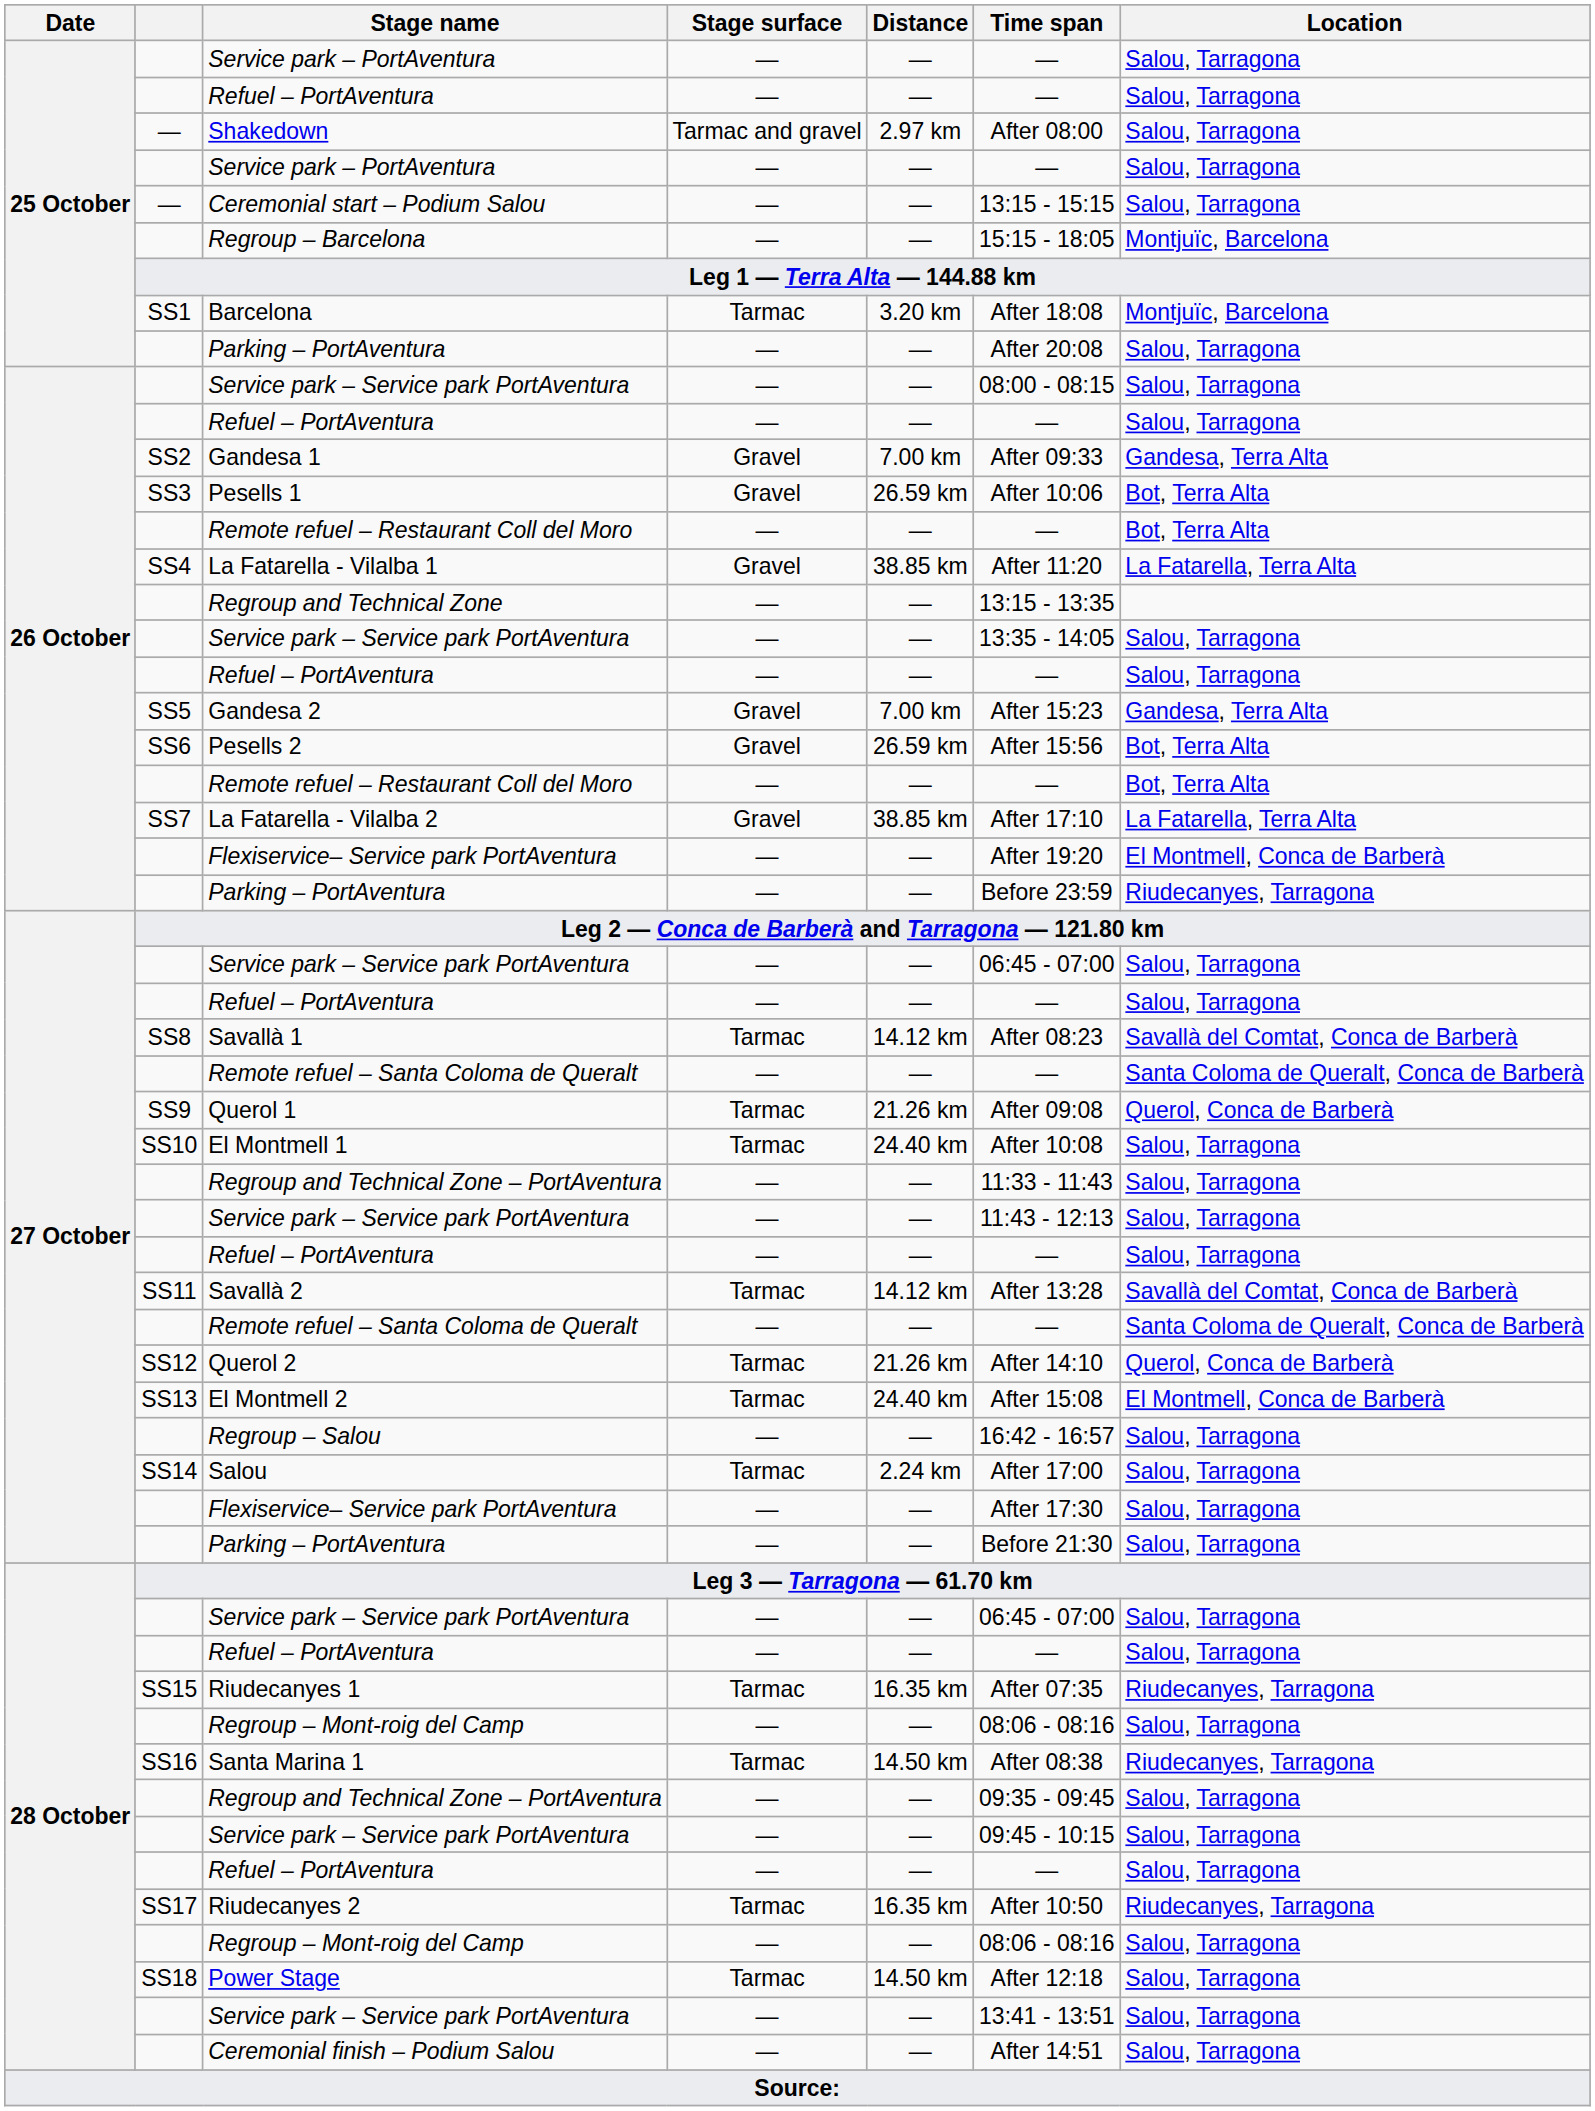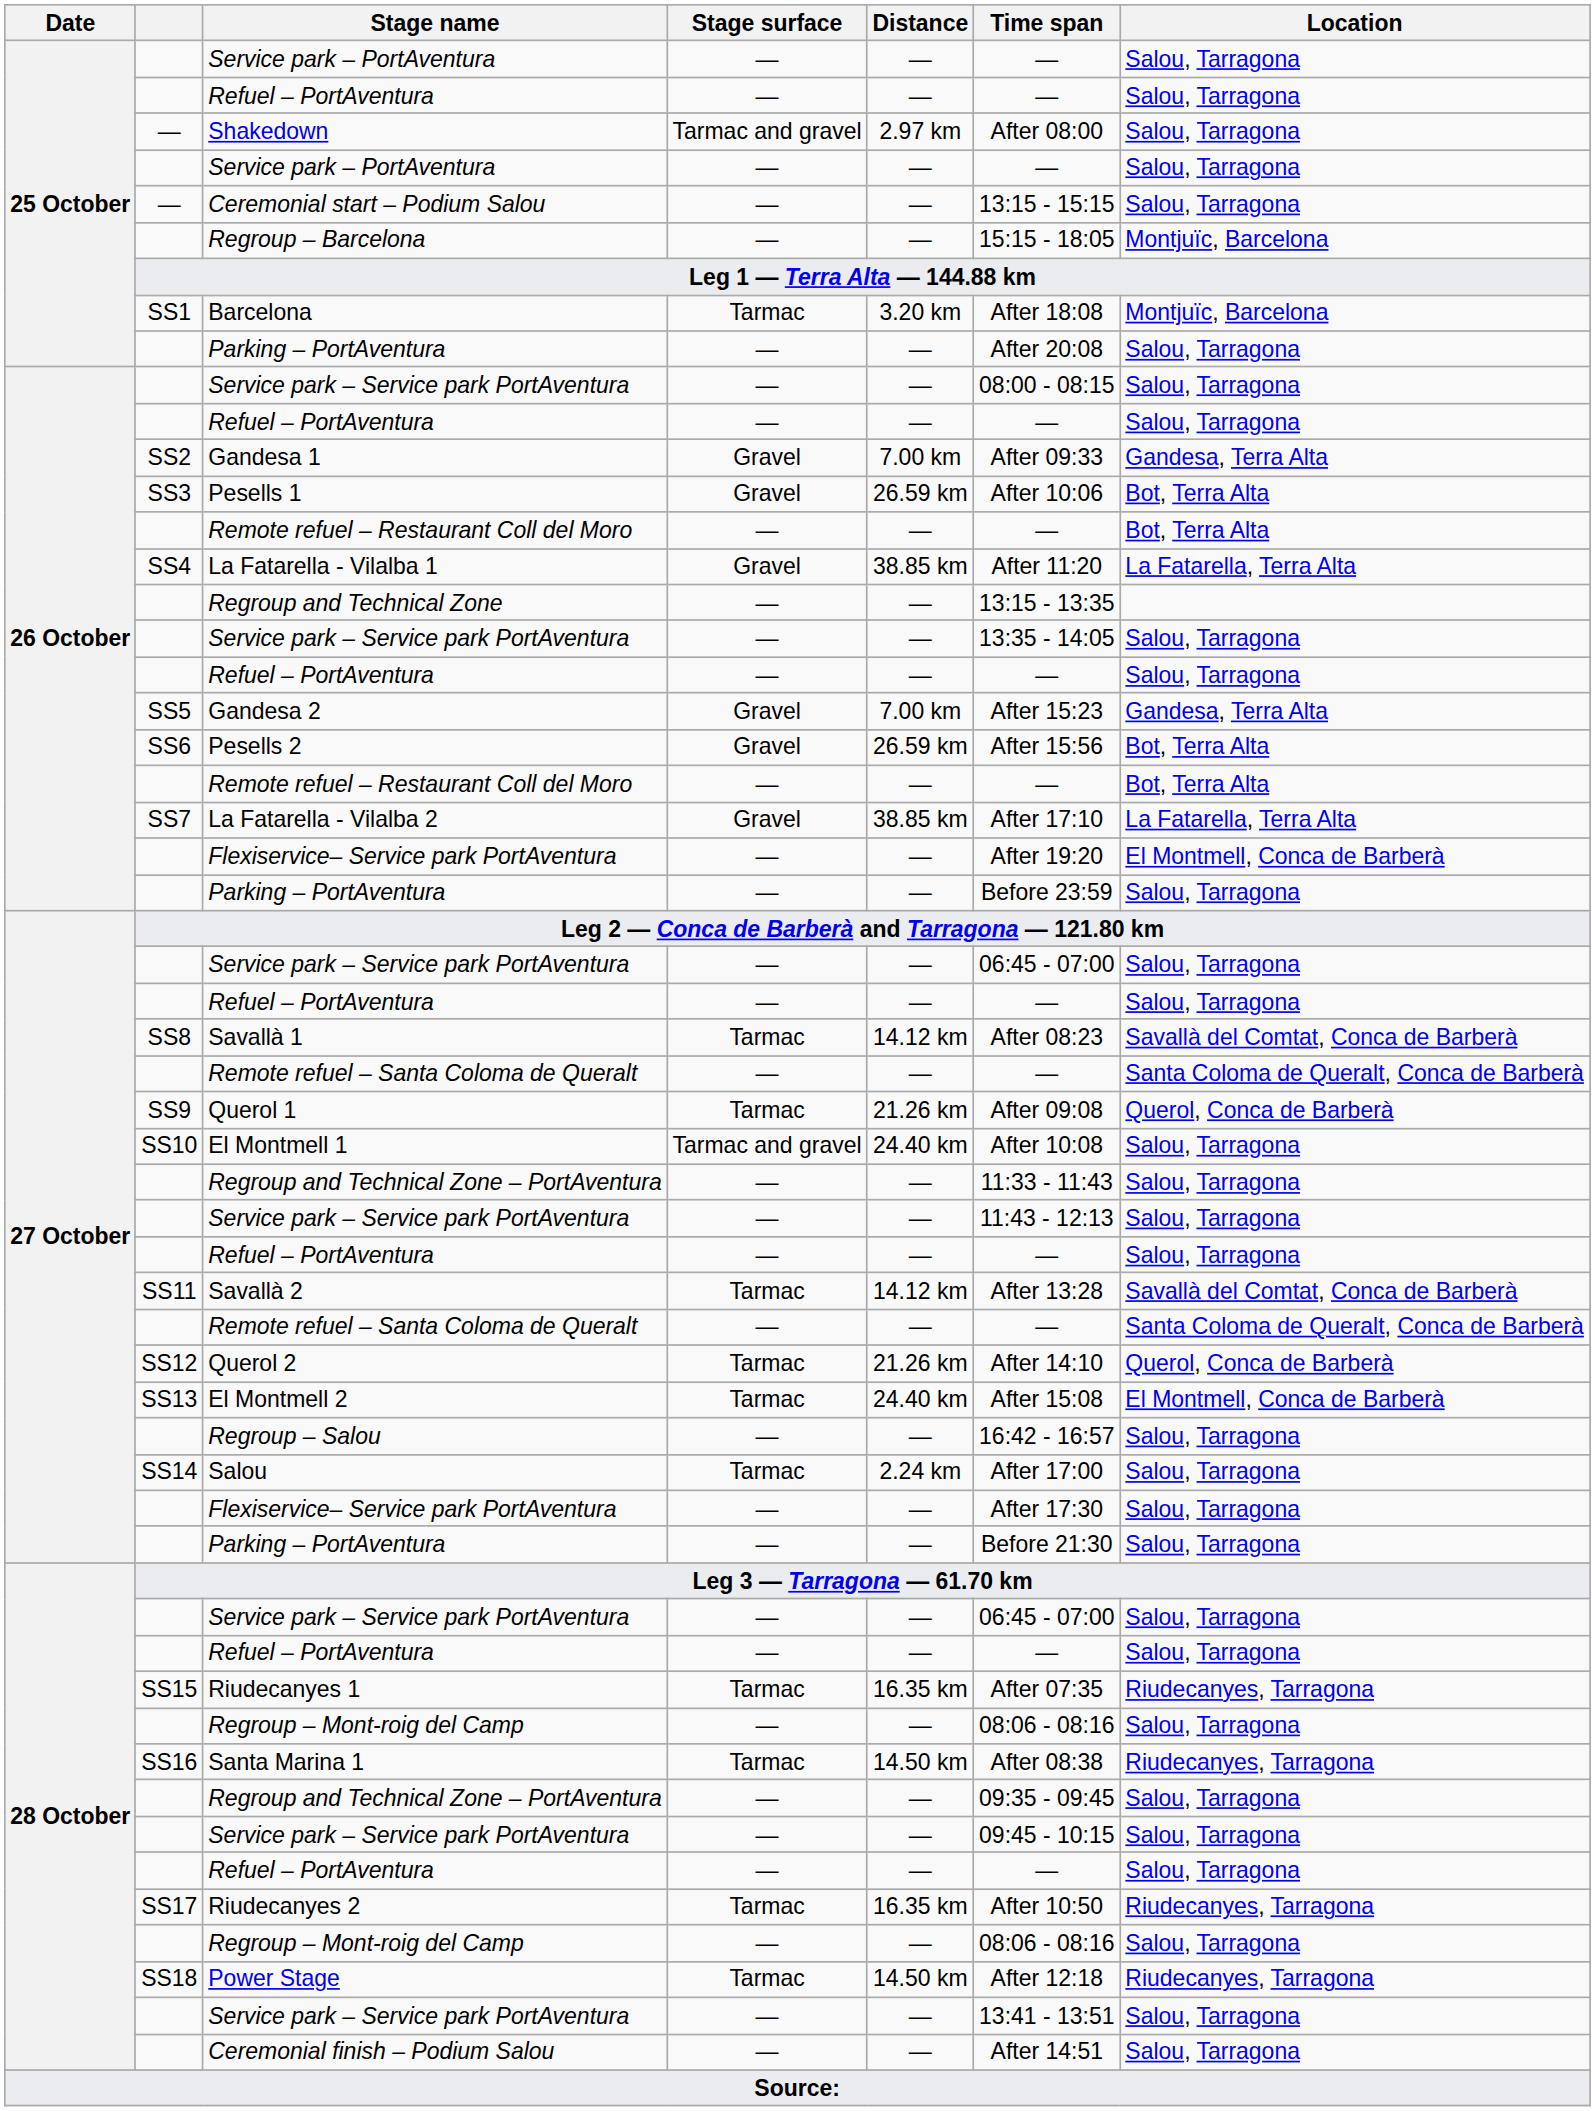(1250, 892) Riudecanyes, Tarragona -> (1213, 892) Salou, Tarragona
(767, 1146) Tarmac -> (767, 1146) Tarmac and gravel
(1213, 1979) Salou, Tarragona -> (1250, 1979) Riudecanyes, Tarragona
